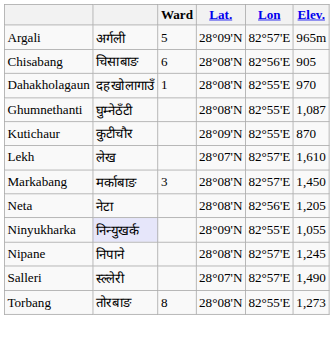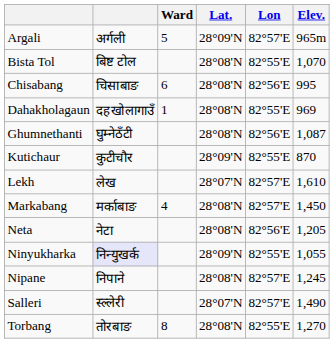+ row: (31, 61)
(306, 61) 905 -> (306, 85) 995
(306, 85) 970 -> (306, 109) 969
(269, 109) 82°55'E -> (269, 133) 82°56'E
(164, 181) 3 -> (164, 205) 4
(311, 302) 1,273 -> (311, 326) 1,270
